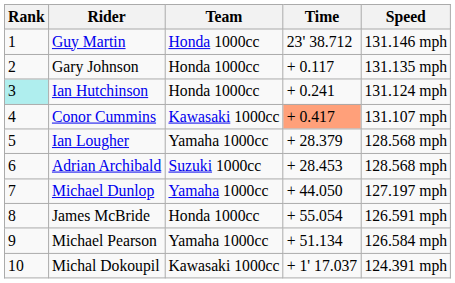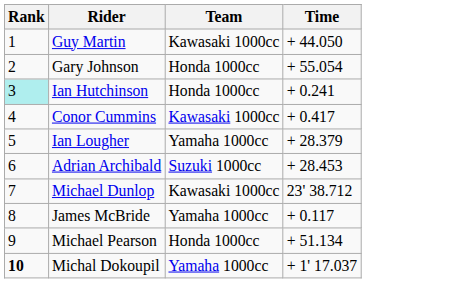- column: (406, 16)
(214, 41) Honda 1000cc -> (224, 41) Kawasaki 1000cc
(320, 41) 23' 38.712 -> (315, 41) + 44.050
(310, 66) + 0.117 -> (315, 66) + 55.054
(311, 116) lightsalmon background -> (311, 116) no background
(218, 191) Yamaha 1000cc -> (224, 191) Kawasaki 1000cc
(315, 191) + 44.050 -> (320, 191) 23' 38.712
(214, 215) Honda 1000cc -> (218, 215) Yamaha 1000cc
(315, 215) + 55.054 -> (310, 215) + 0.117
(218, 240) Yamaha 1000cc -> (214, 240) Honda 1000cc
(16, 265) normal -> (16, 265) bold
(224, 265) Kawasaki 1000cc -> (218, 265) Yamaha 1000cc
